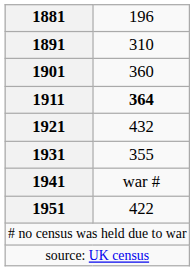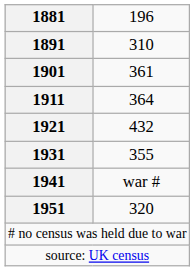(141, 72) 360 -> (141, 72) 361
(141, 99) bold -> (141, 99) normal
(141, 209) 422 -> (141, 209) 320
